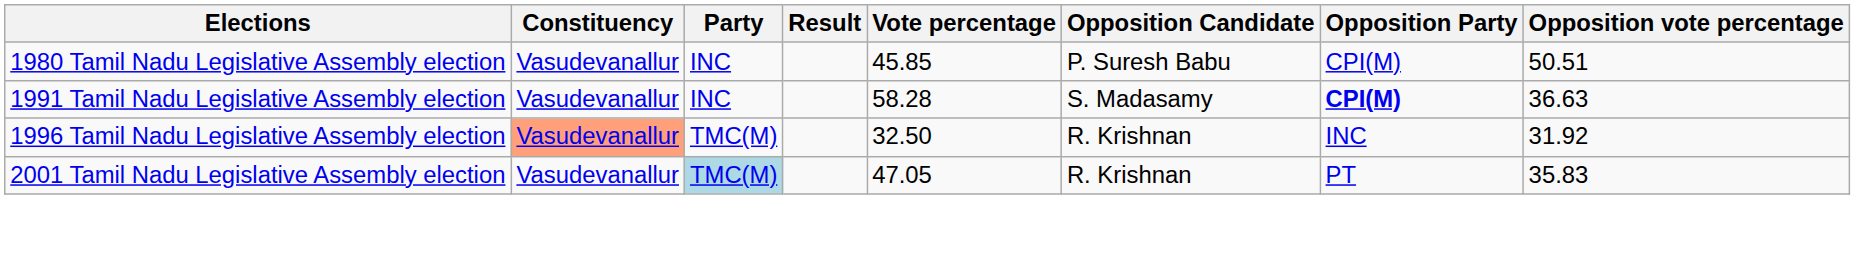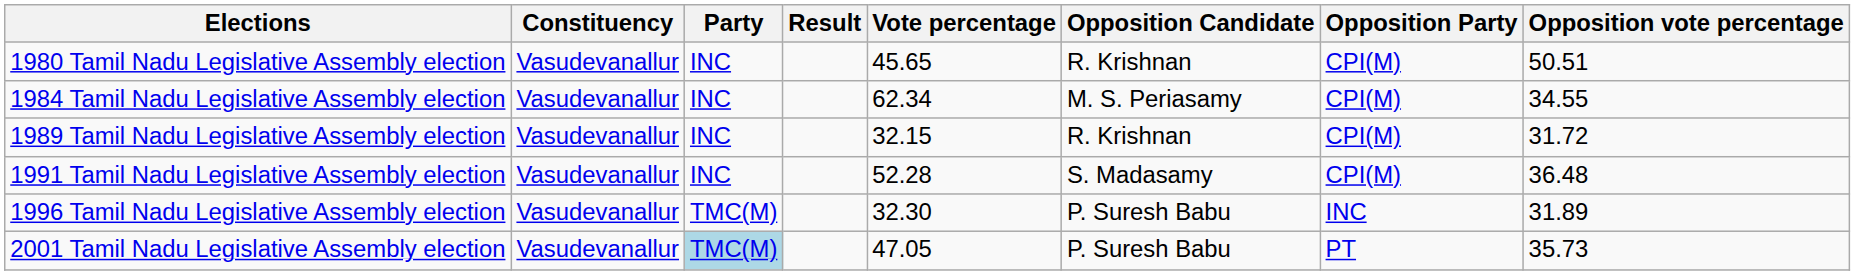(902, 61) 45.85 -> (902, 61) 45.65
(1149, 61) P. Suresh Babu -> (1129, 61) R. Krishnan
+ row: (258, 99)
+ row: (258, 136)
(902, 99) 58.28 -> (902, 174) 52.28
(1363, 99) bold -> (1363, 174) normal
(1558, 99) 36.63 -> (1558, 174) 36.48
(598, 136) lightsalmon background -> (598, 212) no background
(902, 136) 32.50 -> (902, 212) 32.30
(1129, 136) R. Krishnan -> (1149, 212) P. Suresh Babu
(1558, 136) 31.92 -> (1558, 212) 31.89
(1129, 174) R. Krishnan -> (1149, 250) P. Suresh Babu
(1558, 174) 35.83 -> (1558, 250) 35.73
